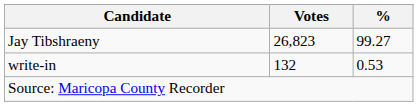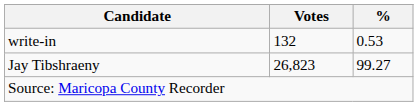rows swapped: (54, 40) <-> (32, 64)
